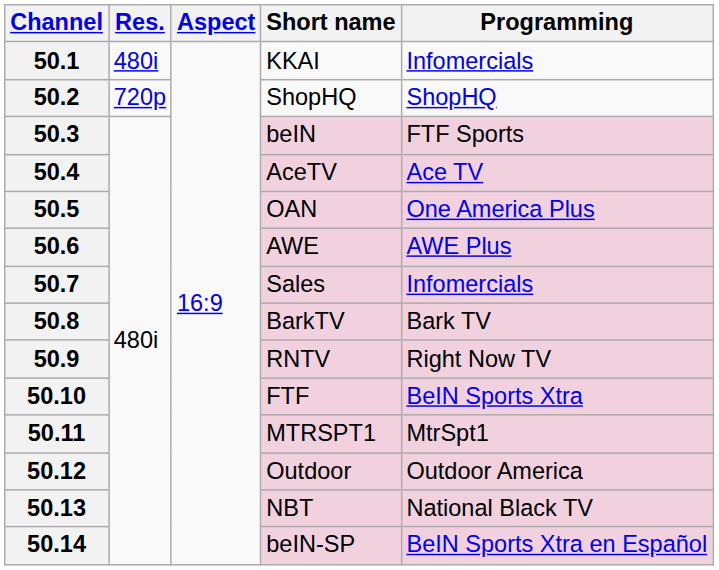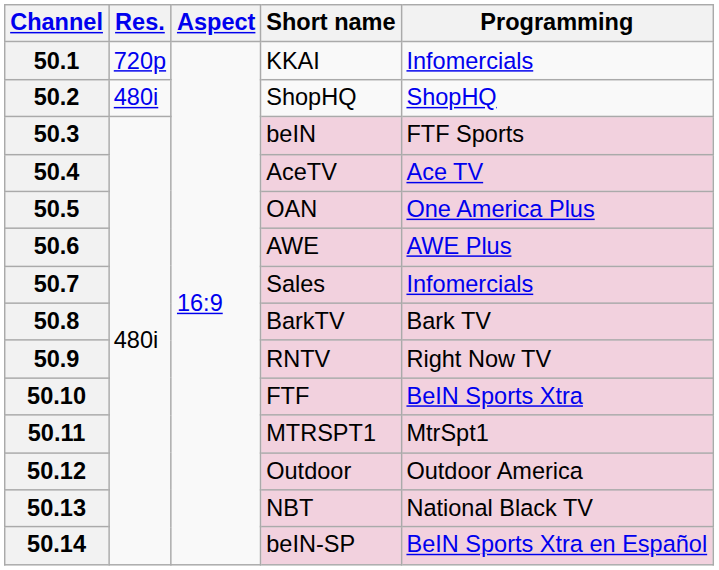(136, 60) 480i -> (140, 60) 720p
(140, 97) 720p -> (136, 97) 480i
